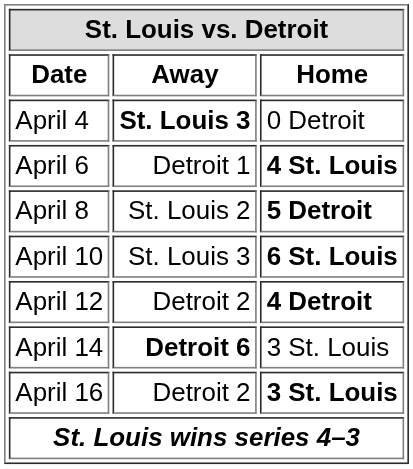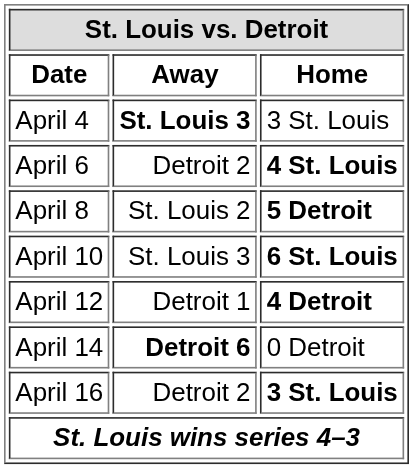(316, 120) 0 Detroit -> (328, 120) 3 St. Louis
(202, 165) Detroit 1 -> (202, 165) Detroit 2
(202, 301) Detroit 2 -> (202, 301) Detroit 1
(328, 347) 3 St. Louis -> (316, 347) 0 Detroit
